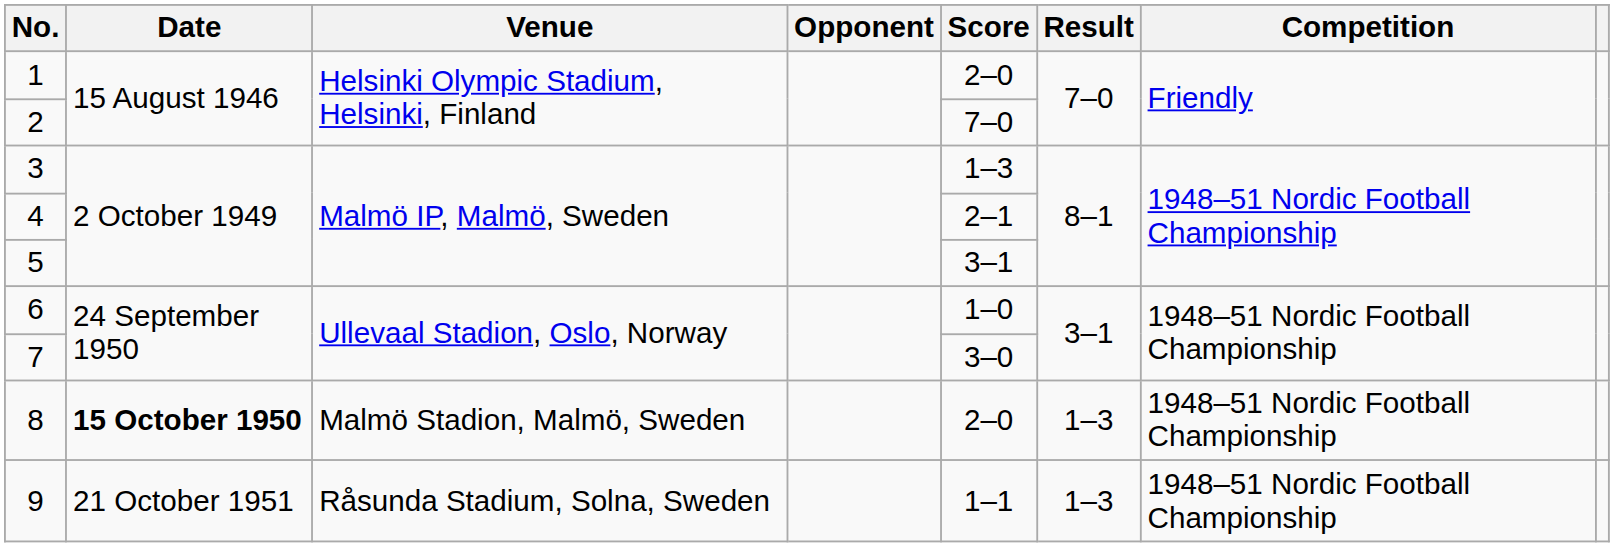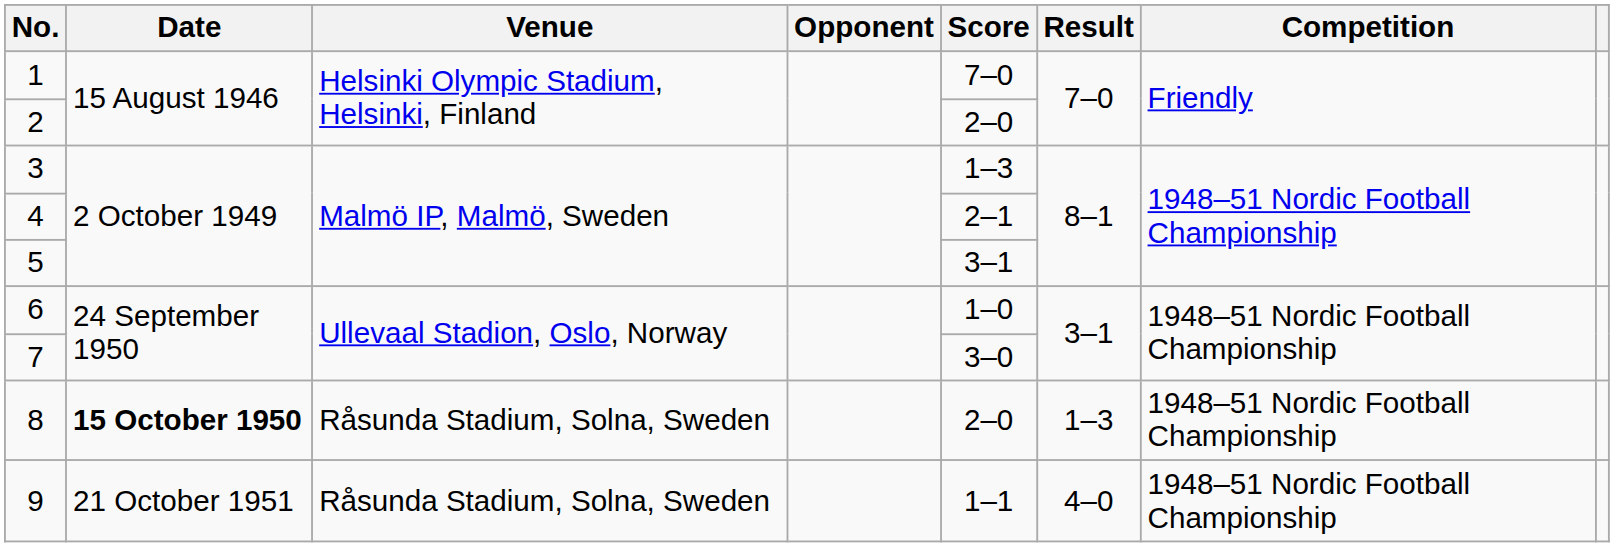(989, 74) 2–0 -> (989, 74) 7–0
(989, 121) 7–0 -> (989, 121) 2–0
(532, 420) Malmö Stadion, Malmö, Sweden -> (545, 420) Råsunda Stadium, Solna, Sweden
(1089, 500) 1–3 -> (1089, 500) 4–0
